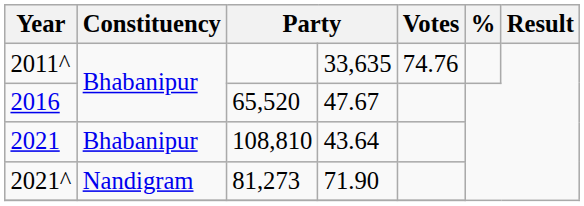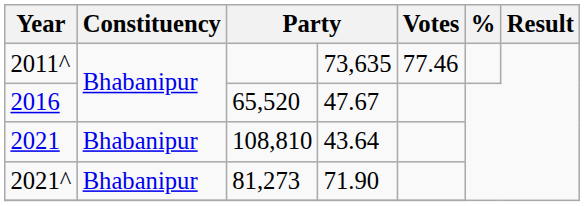(358, 63) 33,635 -> (358, 63) 73,635
(431, 63) 74.76 -> (431, 63) 77.46
(138, 180) Nandigram -> (140, 180) Bhabanipur
